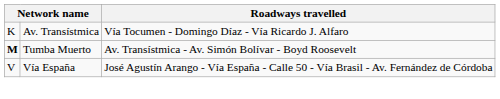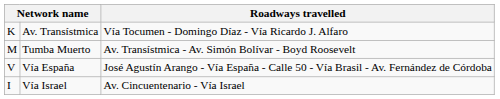(12, 49) bold -> (12, 49) normal
+ row: (45, 85)
